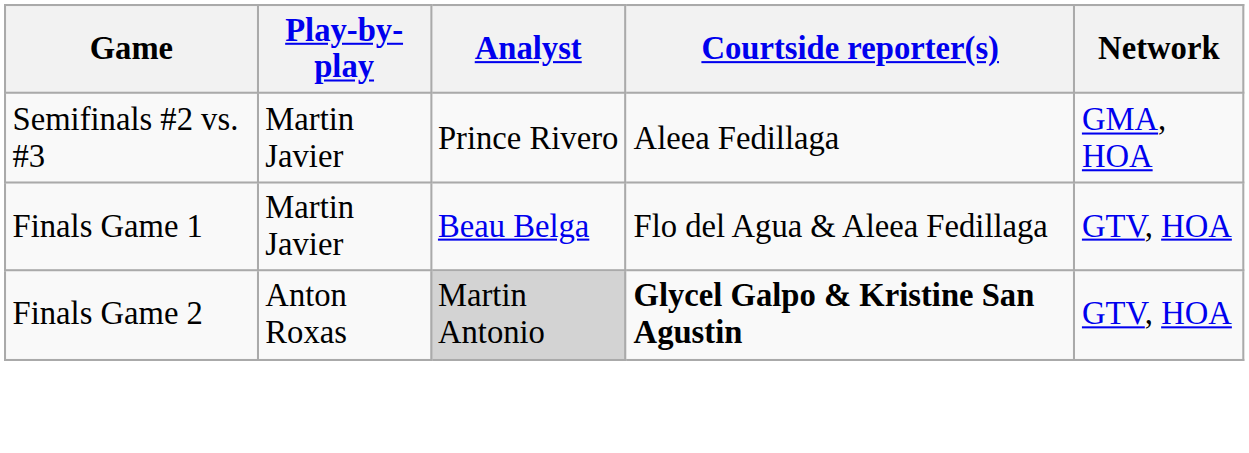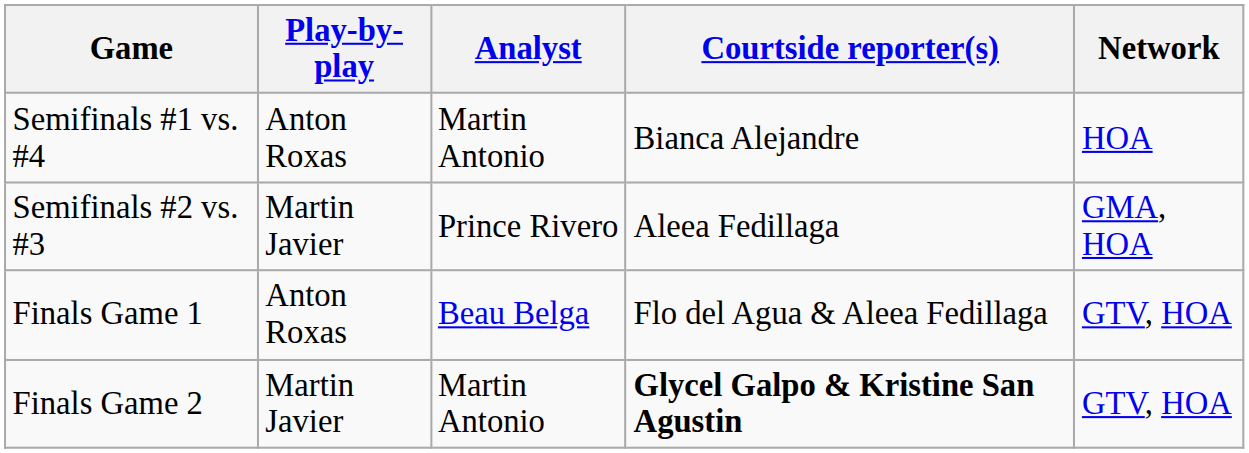+ row: (125, 137)
(310, 225) Martin Javier -> (306, 314) Anton Roxas
(306, 314) Anton Roxas -> (310, 402) Martin Javier
(491, 314) lightgrey background -> (491, 402) no background
